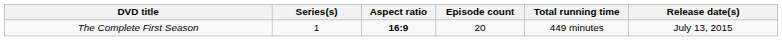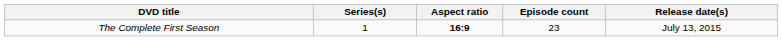- column: (577, 12)
(480, 28) 20 -> (554, 28) 23
